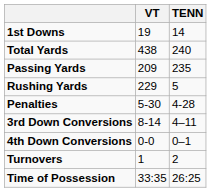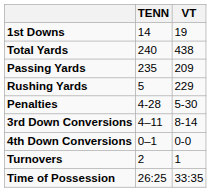columns swapped: (152, 13) <-> (188, 13)
